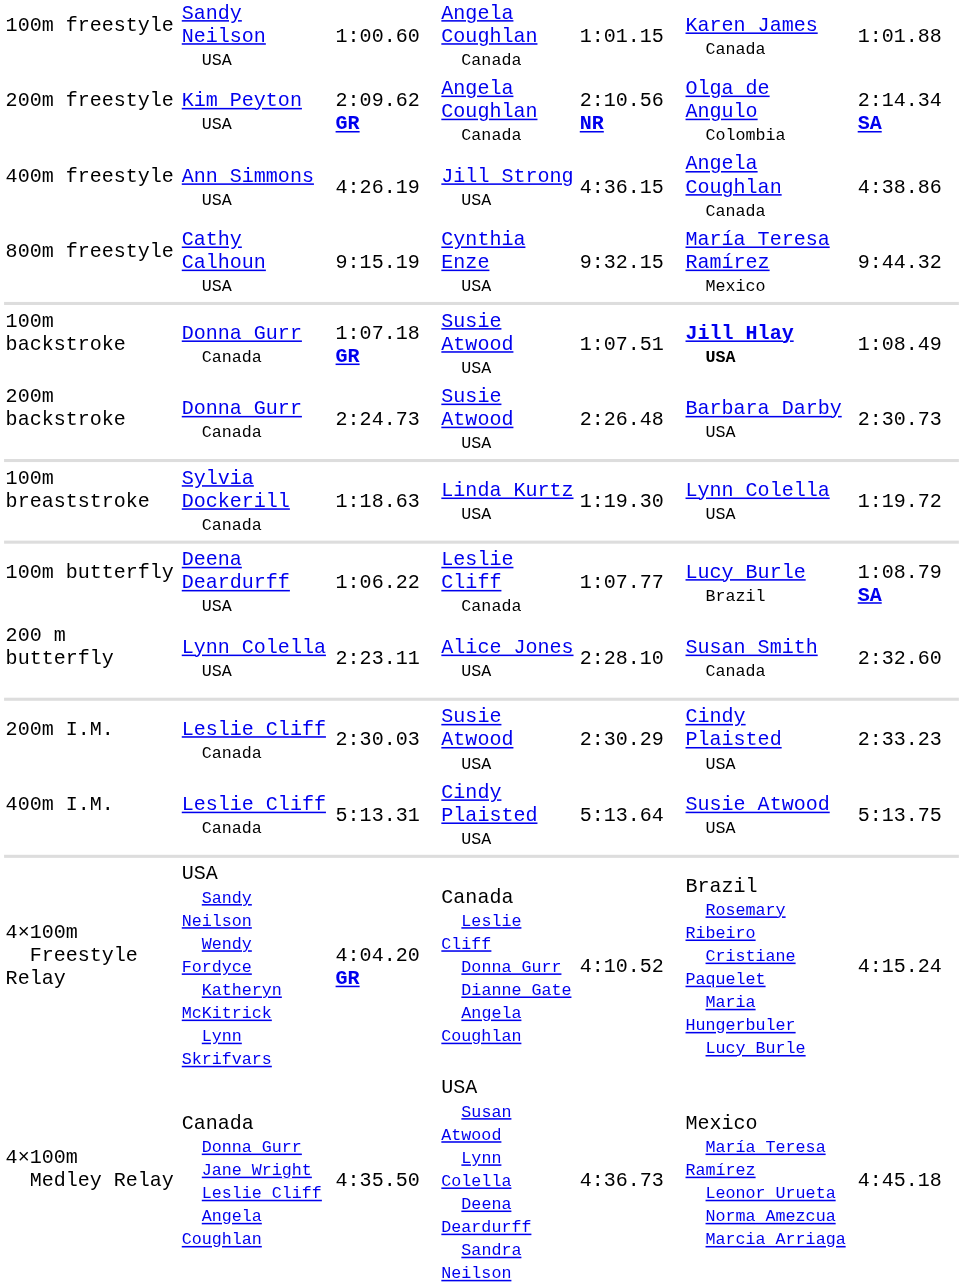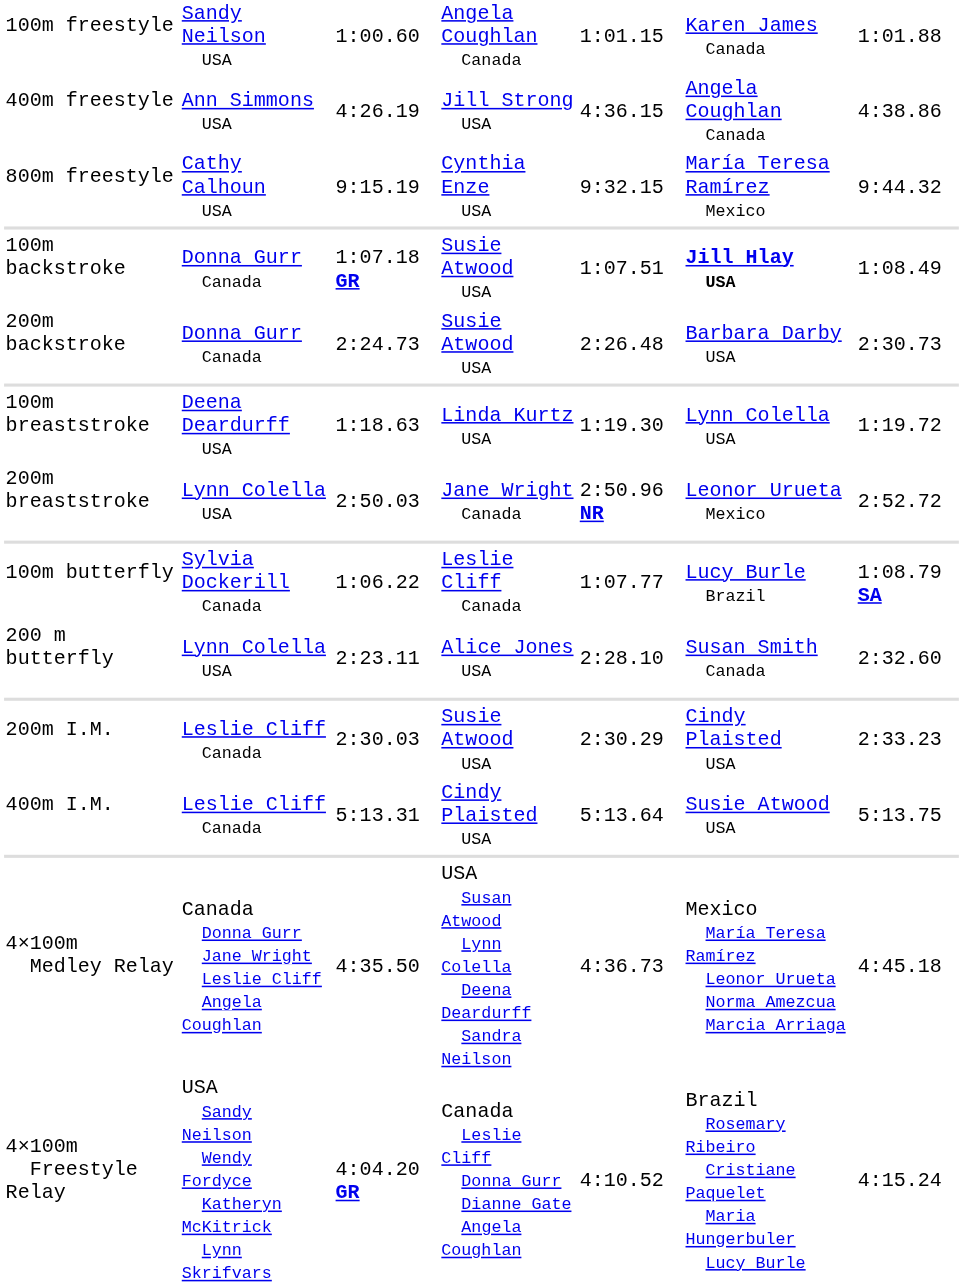- row: (90, 112)
(236, 501) Sylvia Dockerill Canada -> (236, 425) Deena Deardurff USA
+ row: (78, 501)
(236, 582) Deena Deardurff USA -> (236, 582) Sylvia Dockerill Canada
rows swapped: (72, 966) <-> (90, 1180)
